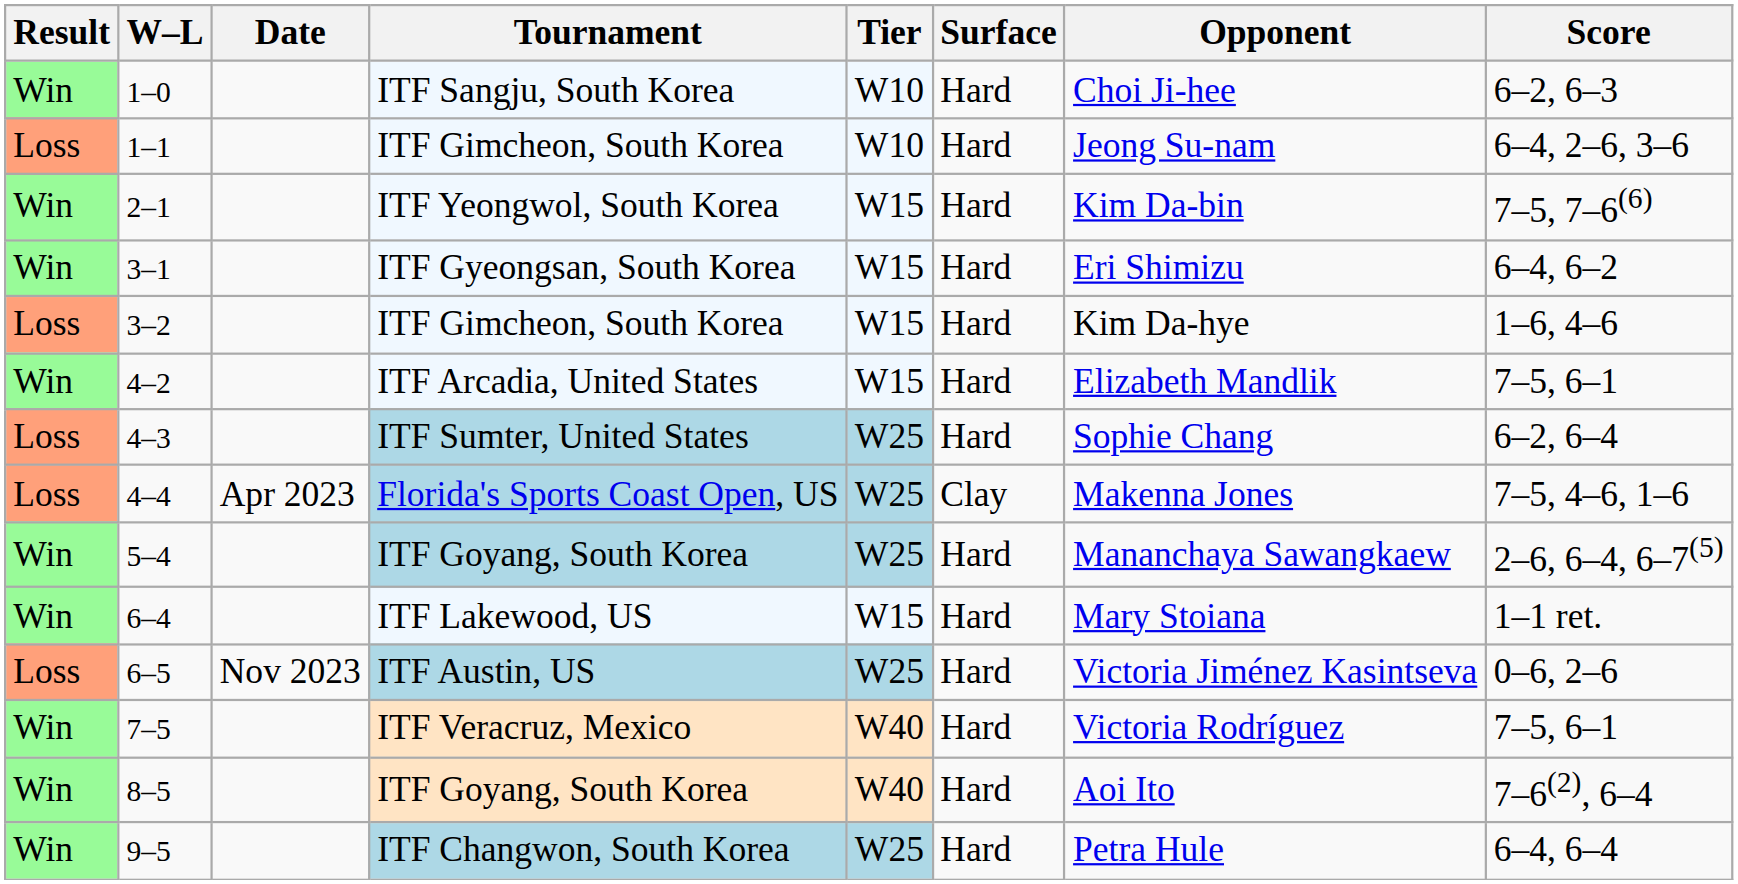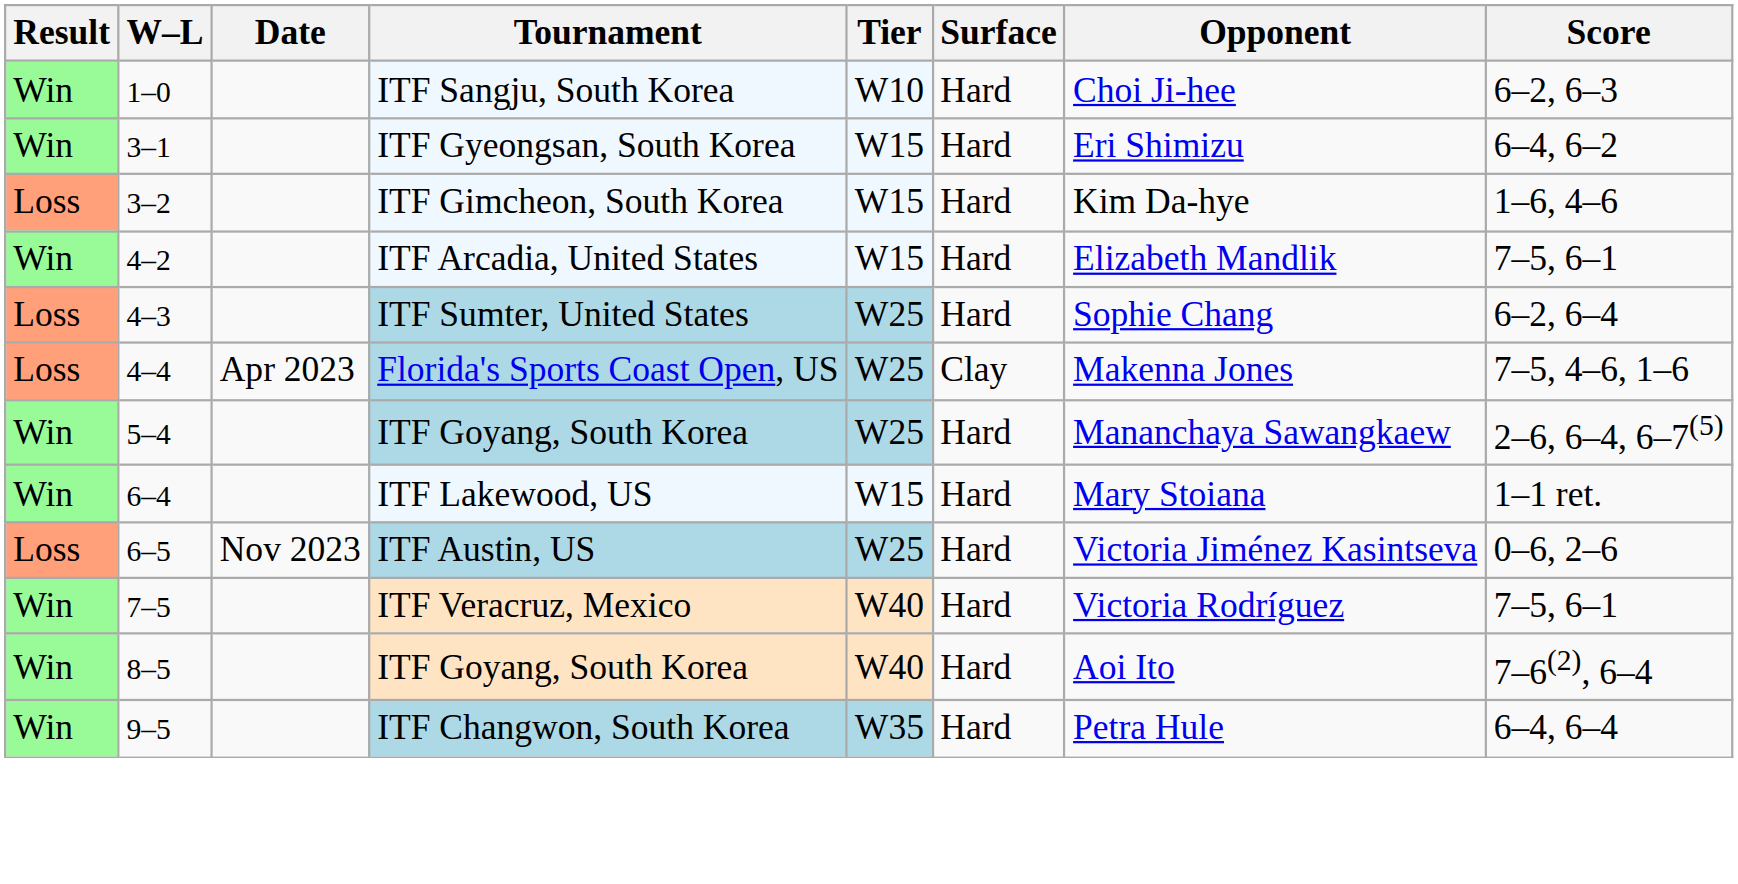- row: (149, 147)
- row: (149, 208)
(889, 850) W25 -> (889, 727) W35
